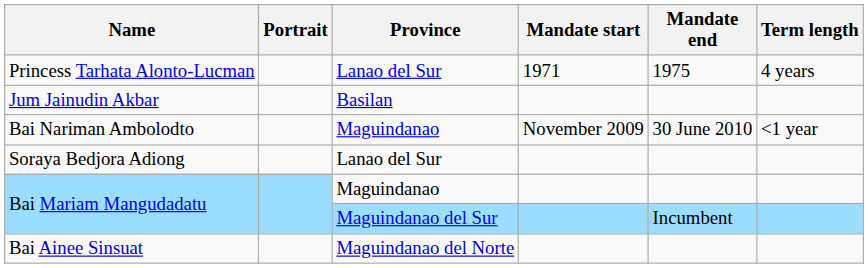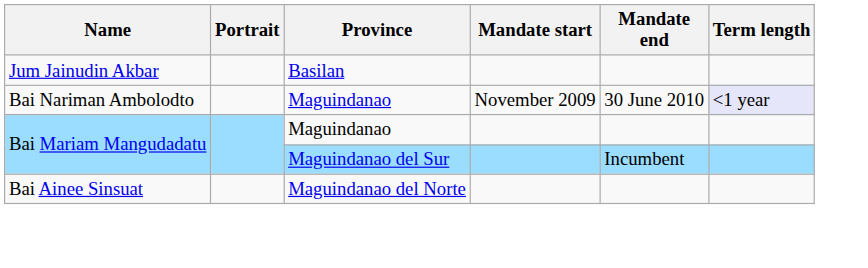- row: (132, 70)
(789, 129) no background -> (741, 99) lavender background
- row: (97, 159)
